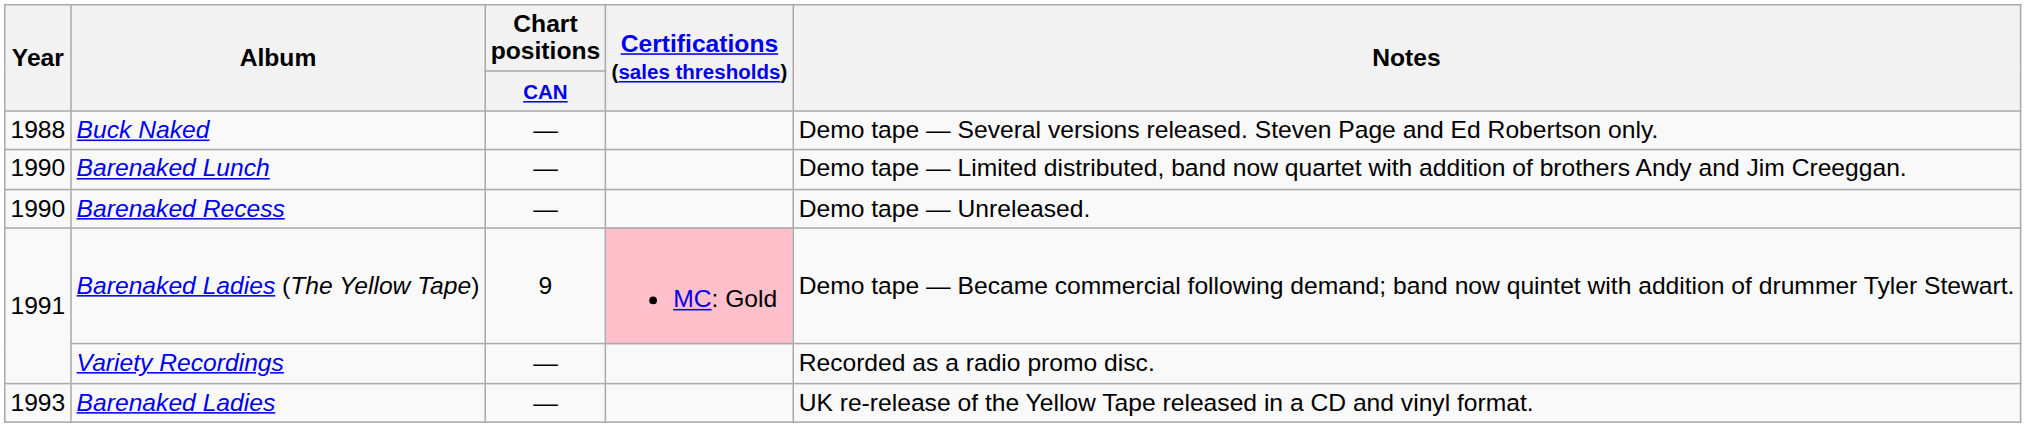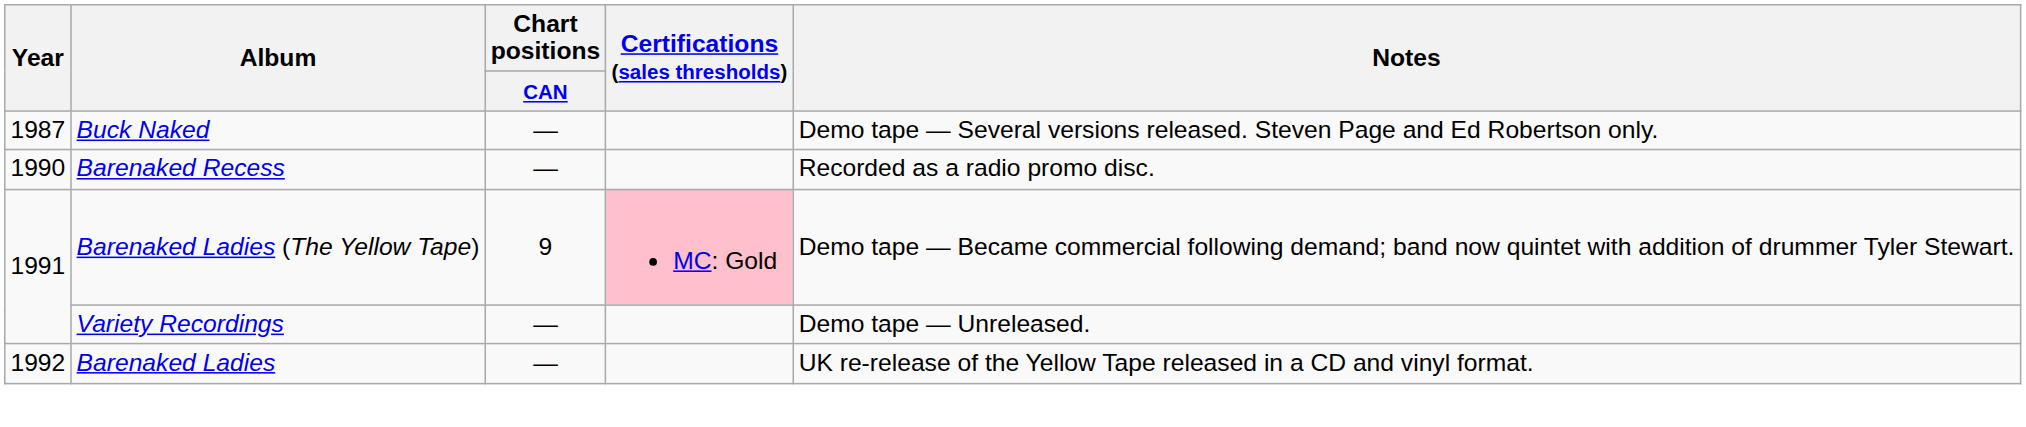(38, 129) 1988 -> (38, 129) 1987
- row: (173, 168)
(945, 208) Demo tape — Unreleased. -> (977, 168) Recorded as a radio promo disc.
(977, 363) Recorded as a radio promo disc. -> (945, 324) Demo tape — Unreleased.
(38, 402) 1993 -> (38, 363) 1992
